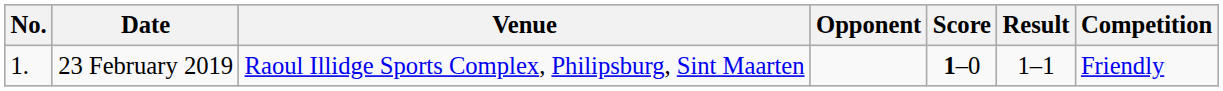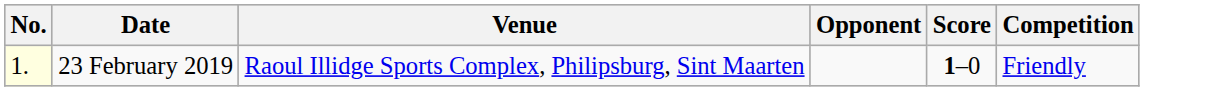- column: (1036, 24)
(20, 65) no background -> (20, 65) lightyellow background
